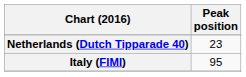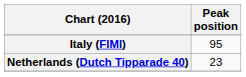rows swapped: (98, 62) <-> (98, 44)
